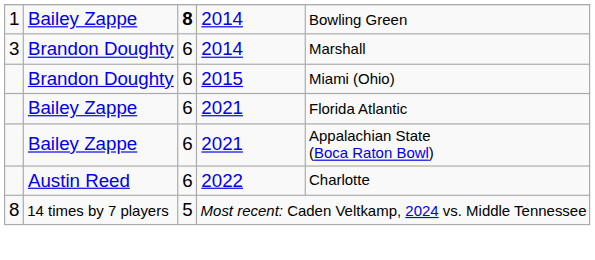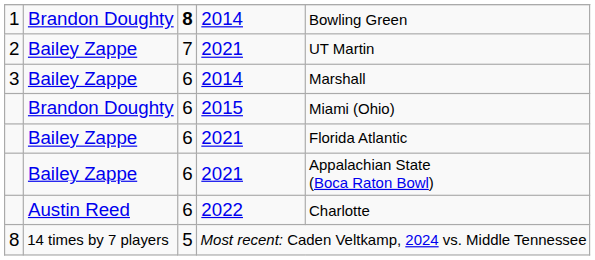(83, 19) Bailey Zappe -> (101, 19) Brandon Doughty
+ row: (14, 49)
(101, 49) Brandon Doughty -> (83, 78) Bailey Zappe
